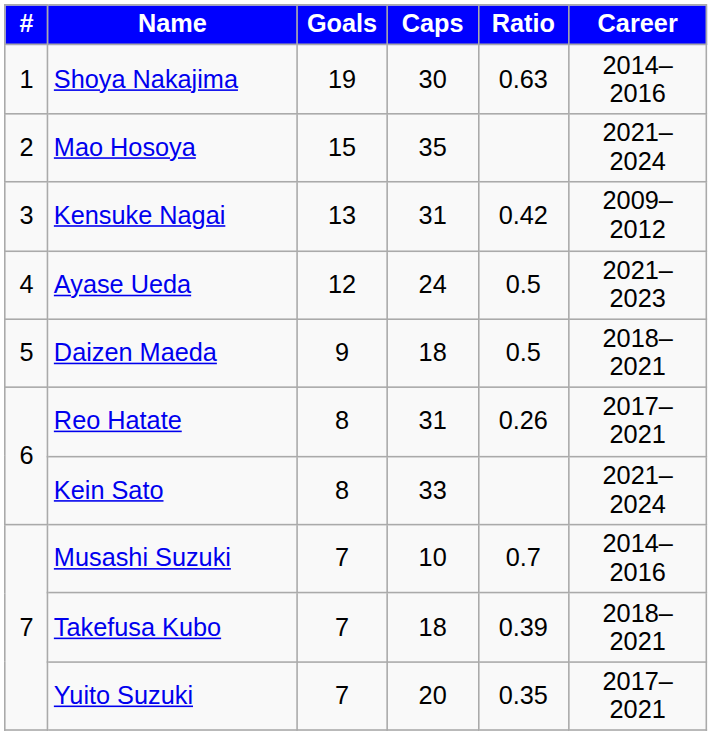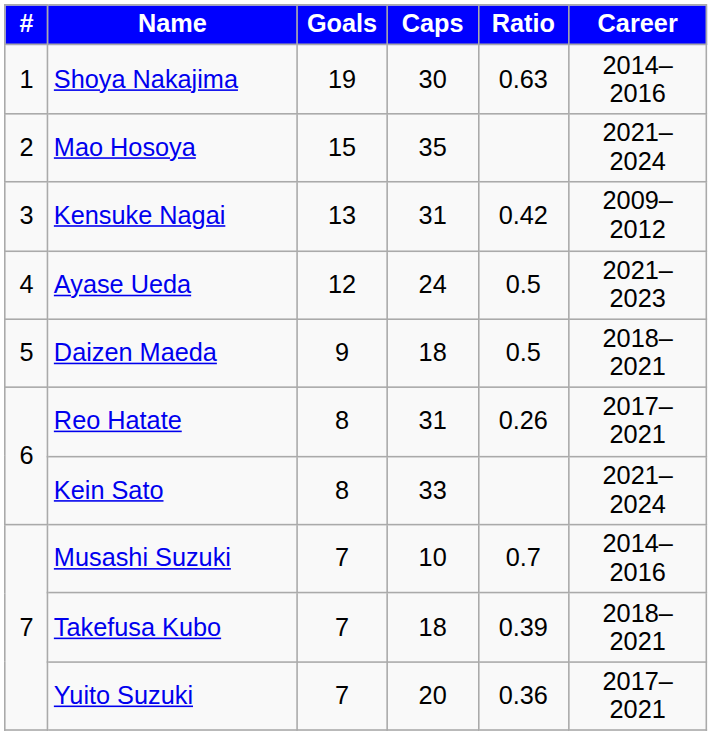(523, 695) 0.35 -> (523, 695) 0.36
